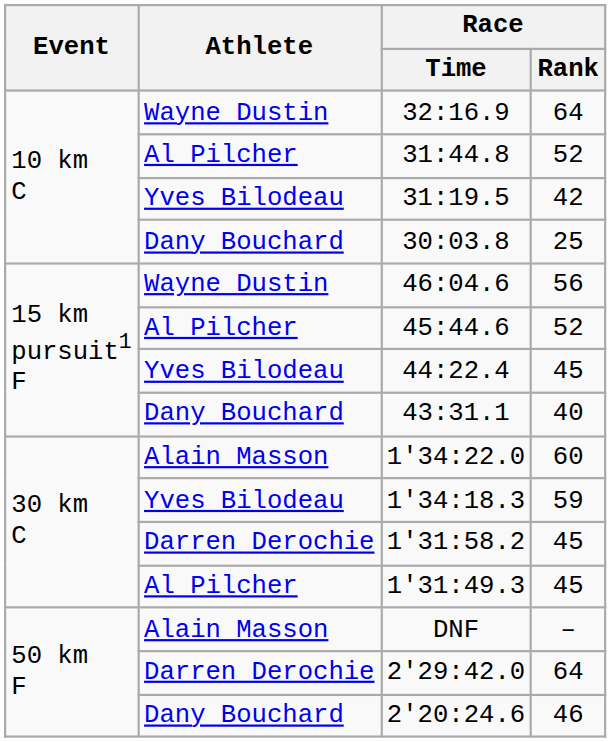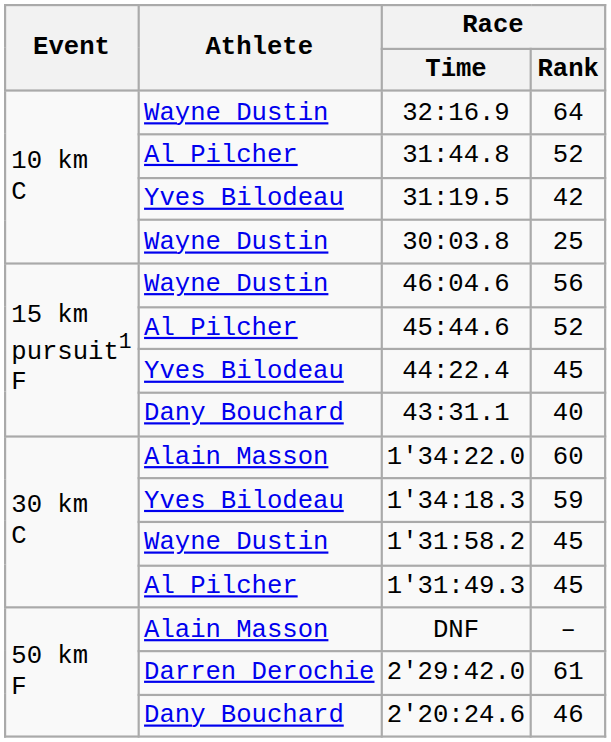(244, 242) Dany Bouchard -> (236, 242) Wayne Dustin
(259, 543) Darren Derochie -> (236, 543) Wayne Dustin
(568, 672) 64 -> (568, 672) 61
